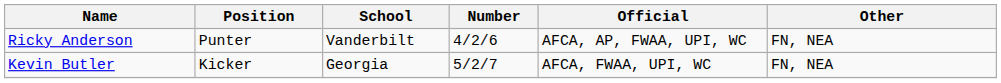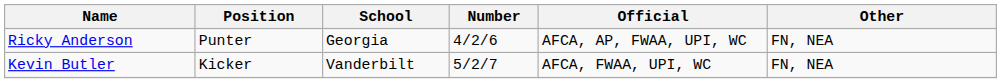(370, 41) Vanderbilt -> (357, 41) Georgia
(357, 65) Georgia -> (370, 65) Vanderbilt
